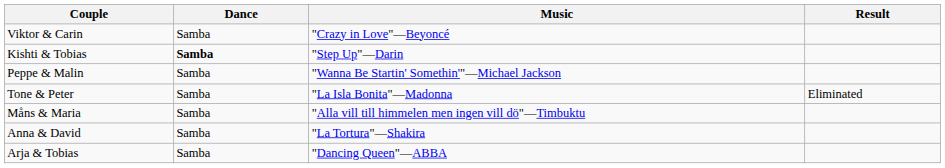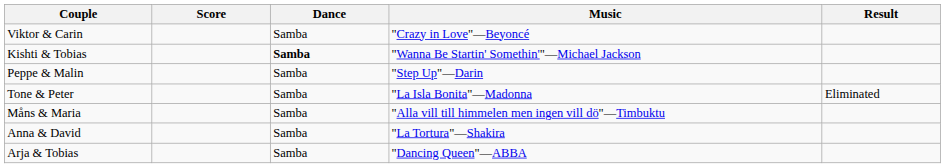+ column: (211, 14)
(358, 53) "Step Up"—Darin -> (516, 53) "Wanna Be Startin' Somethin'"—Michael Jackson
(436, 73) "Wanna Be Startin' Somethin'"—Michael Jackson -> (437, 73) "Step Up"—Darin
